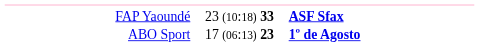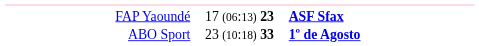(239, 16) 23 (10:18) 33 -> (239, 16) 17 (06:13) 23
(239, 35) 17 (06:13) 23 -> (239, 35) 23 (10:18) 33
